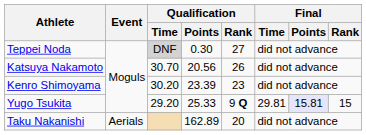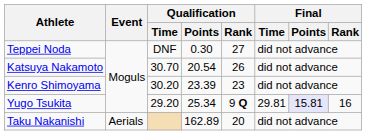(165, 50) lightgrey background -> (165, 50) no background
(202, 68) 20.56 -> (202, 68) 20.54
(202, 104) 25.33 -> (202, 104) 25.34
(345, 104) 15 -> (345, 104) 16
